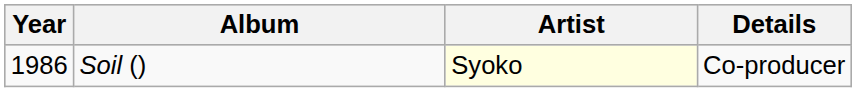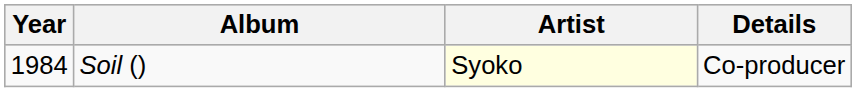(39, 65) 1986 -> (39, 65) 1984
